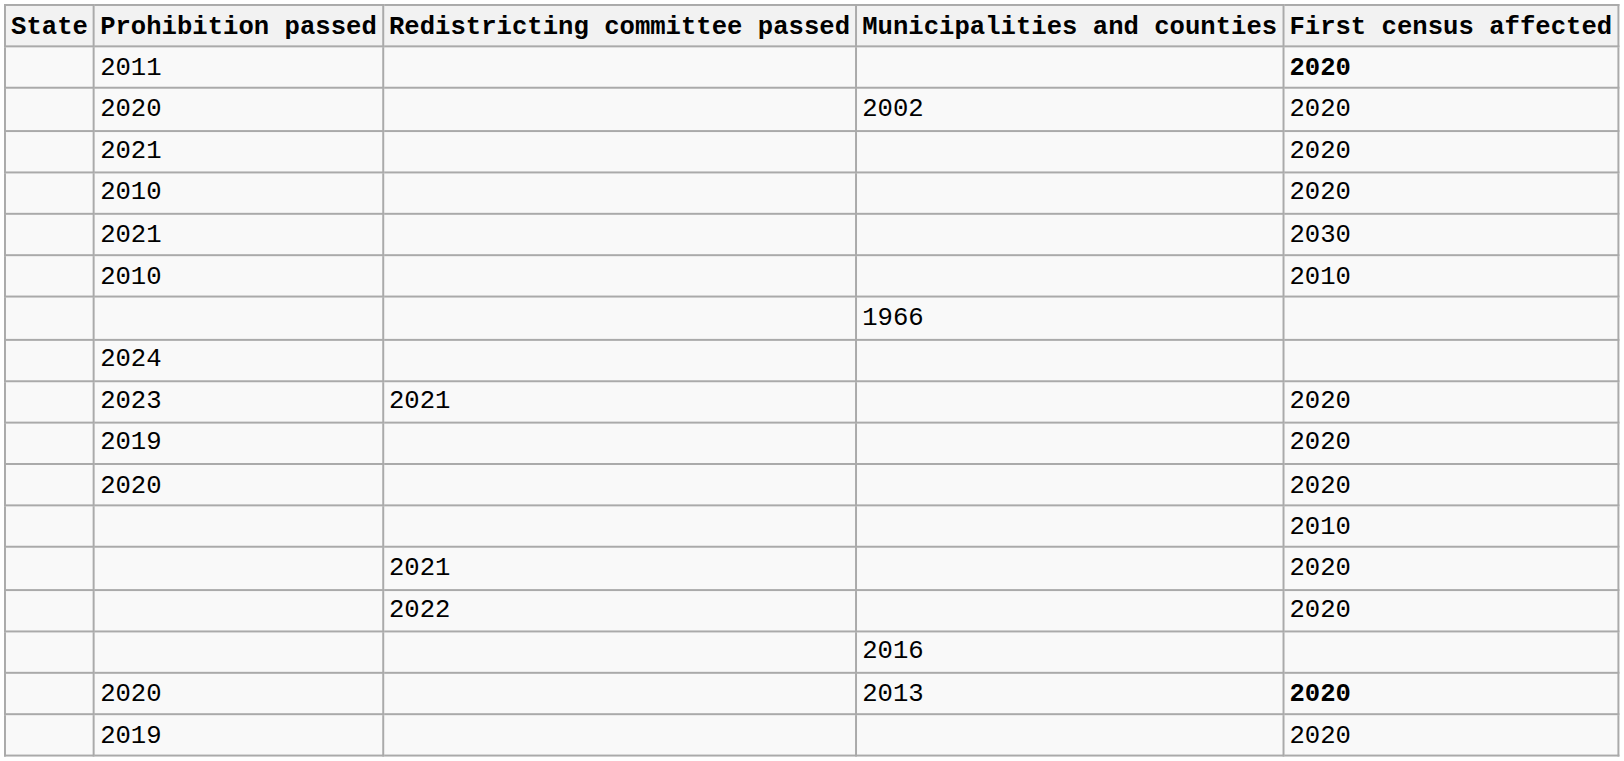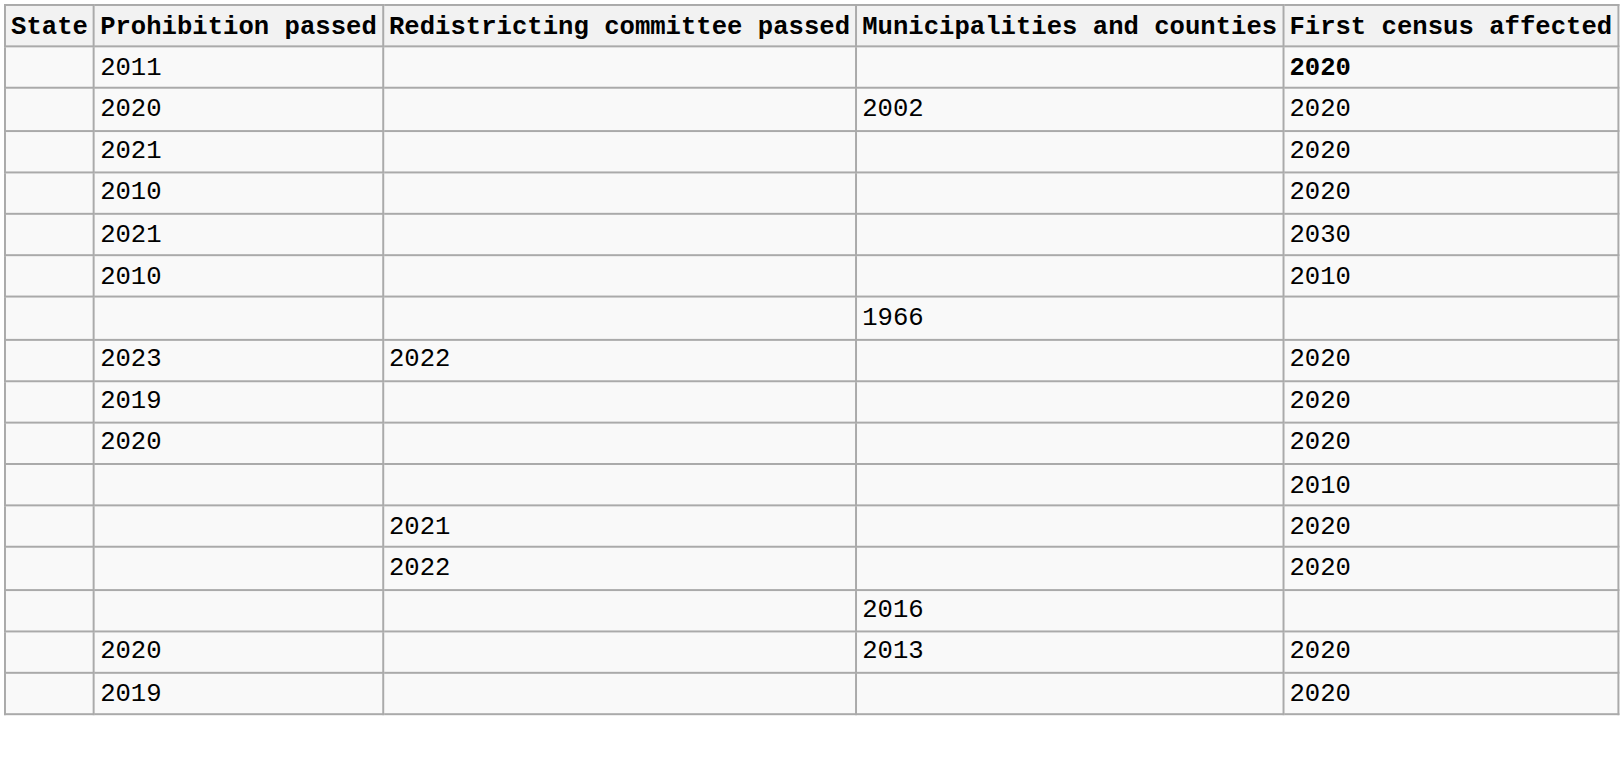- row: (131, 360)
(420, 402) 2021 -> (420, 360) 2022
(1320, 694) bold -> (1320, 652) normal
